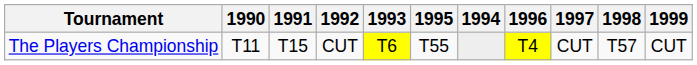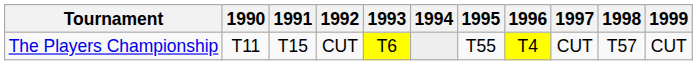columns swapped: (481, 19) <-> (434, 19)
